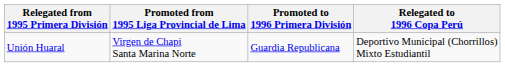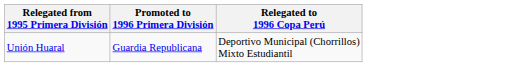- column: (179, 18)
